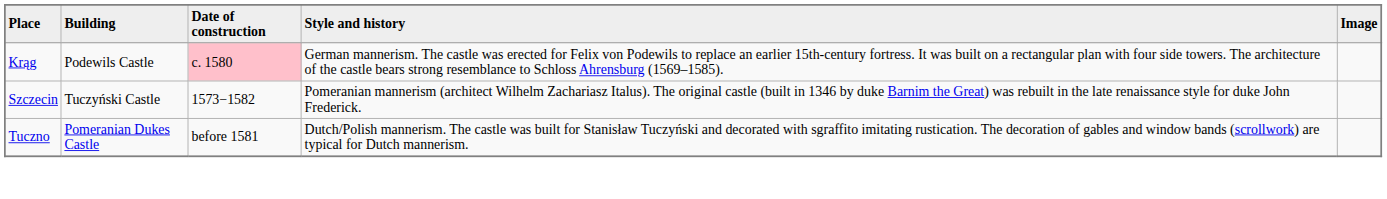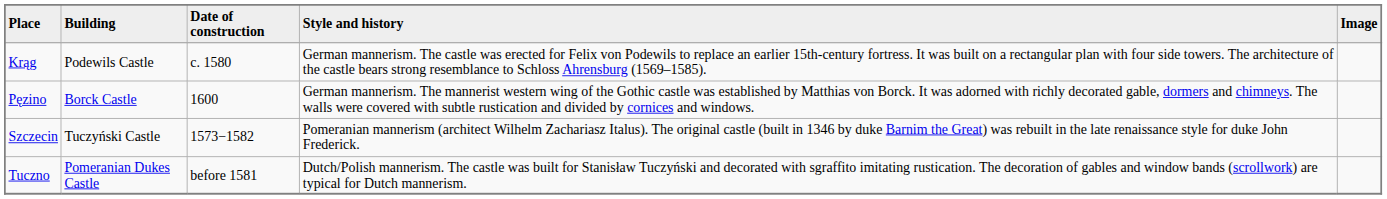(212, 61) pink background -> (211, 61) no background
+ row: (27, 99)
